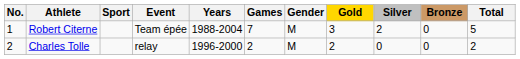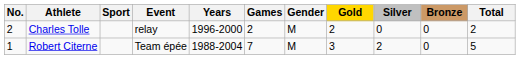rows swapped: (63, 29) <-> (59, 46)
